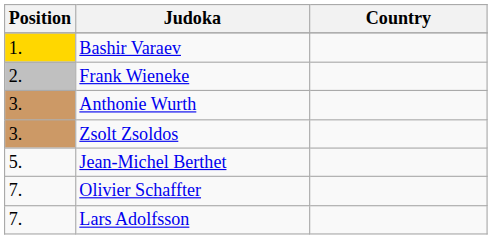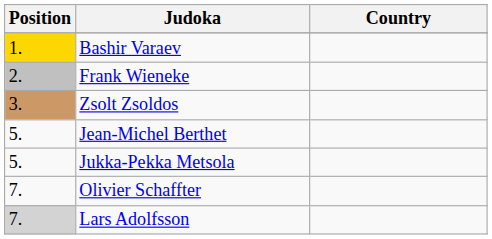- row: (138, 104)
+ row: (157, 162)
(16, 219) no background -> (16, 219) lightgrey background
